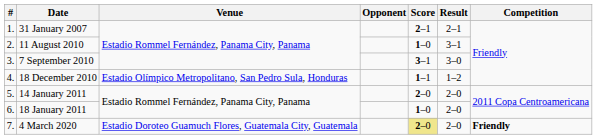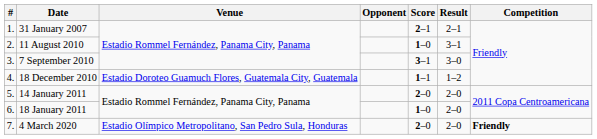(225, 77) Estadio Olímpico Metropolitano, San Pedro Sula, Honduras -> (230, 77) Estadio Doroteo Guamuch Flores, Guatemala City, Guatemala
(230, 126) Estadio Doroteo Guamuch Flores, Guatemala City, Guatemala -> (225, 126) Estadio Olímpico Metropolitano, San Pedro Sula, Honduras
(423, 126) khaki background -> (423, 126) no background
